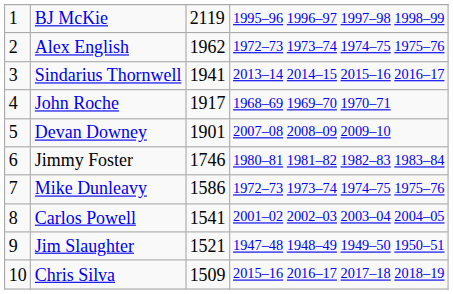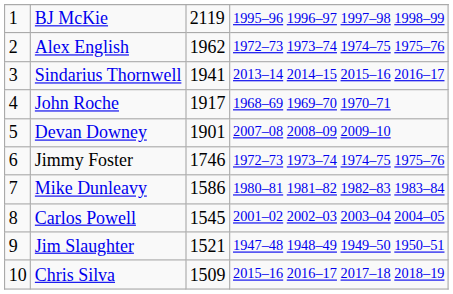(339, 160) 1980–81 1981–82 1982–83 1983–84 -> (339, 160) 1972–73 1973–74 1974–75 1975–76
(339, 189) 1972–73 1973–74 1974–75 1975–76 -> (339, 189) 1980–81 1981–82 1982–83 1983–84
(208, 217) 1541 -> (208, 217) 1545
